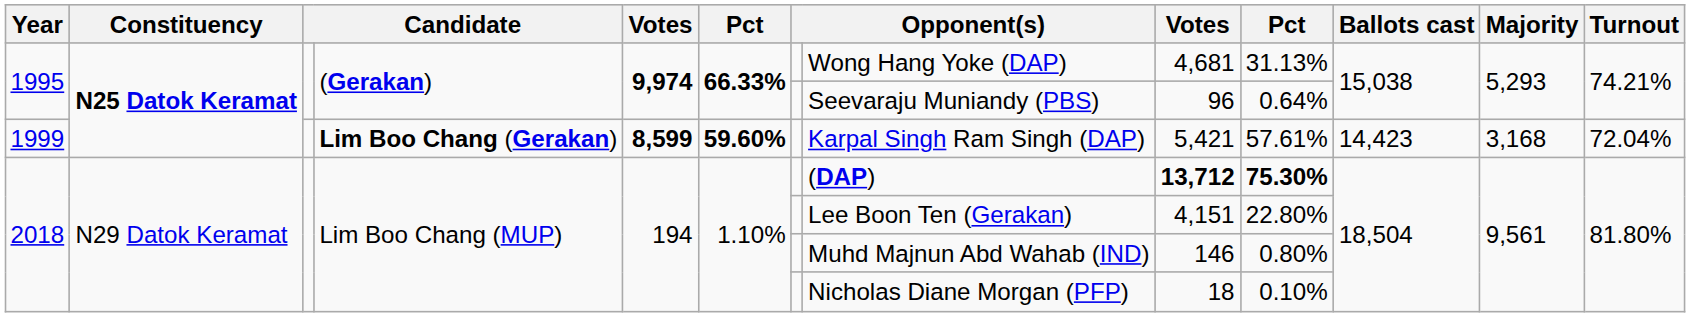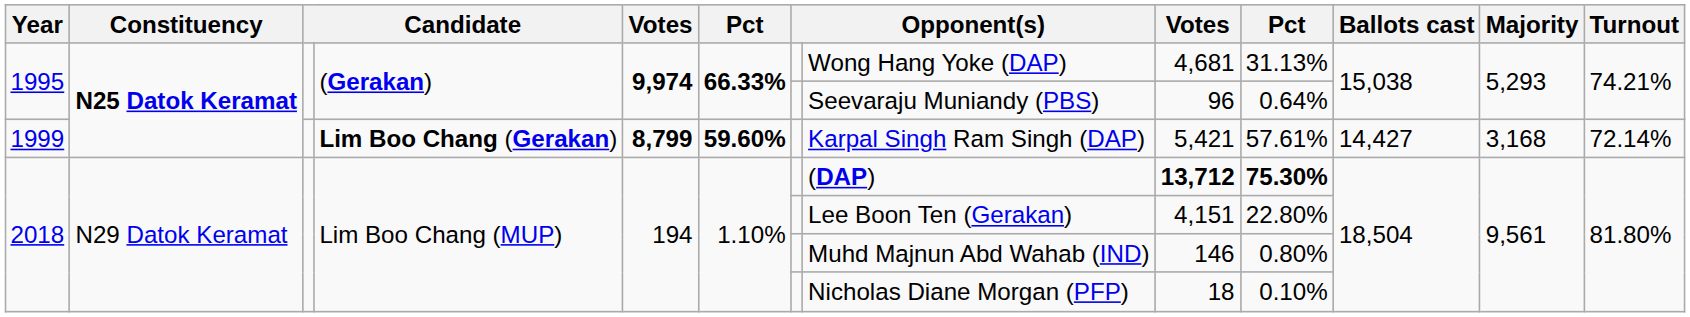(662, 139) 8,599 -> (662, 139) 8,799
(1376, 139) 14,423 -> (1376, 139) 14,427
(1631, 139) 72.04% -> (1631, 139) 72.14%
